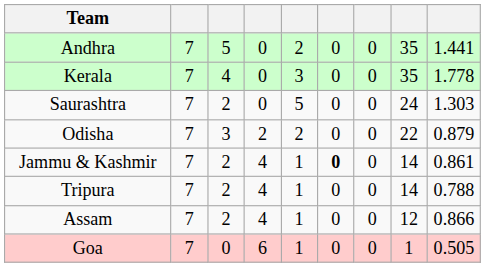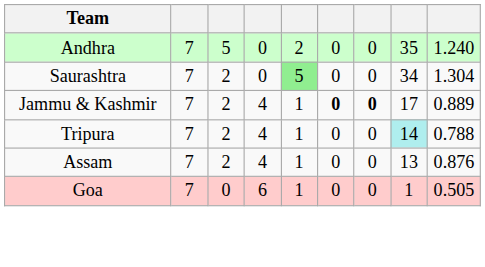(454, 47) 1.441 -> (454, 47) 1.240
- row: (88, 76)
(299, 104) no background -> (299, 76) lightgreen background
(409, 104) 24 -> (409, 76) 34
(454, 104) 1.303 -> (454, 76) 1.304
- row: (88, 133)
(372, 162) normal -> (372, 104) bold
(409, 162) 14 -> (409, 104) 17
(454, 162) 0.861 -> (454, 104) 0.889
(409, 190) no background -> (409, 133) paleturquoise background
(409, 219) 12 -> (409, 162) 13
(454, 219) 0.866 -> (454, 162) 0.876
